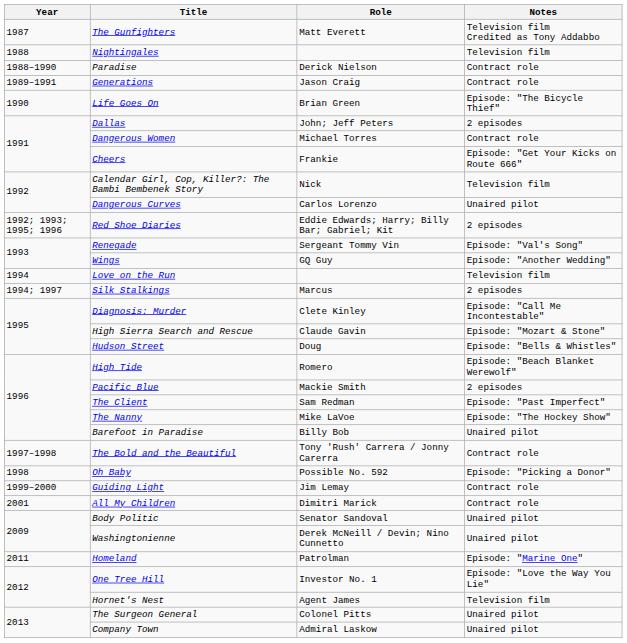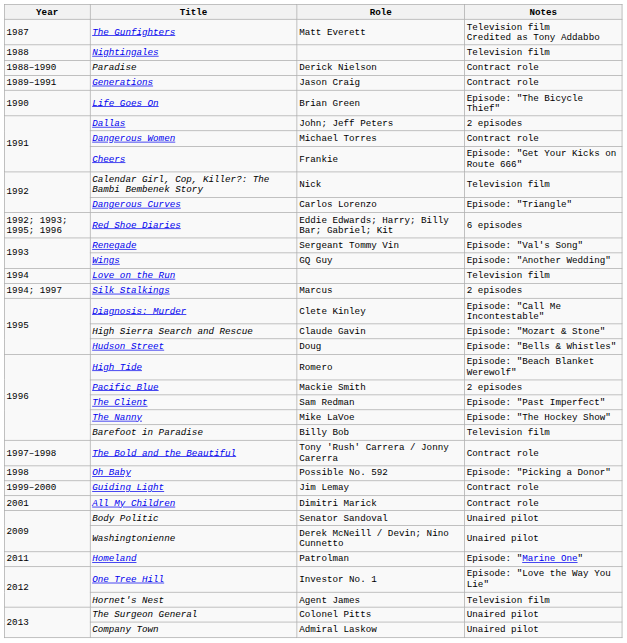(503, 205) Unaired pilot -> (519, 205) Episode: "Triangle"
(494, 225) 2 episodes -> (494, 225) 6 episodes
(503, 432) Unaired pilot -> (508, 432) Television film
